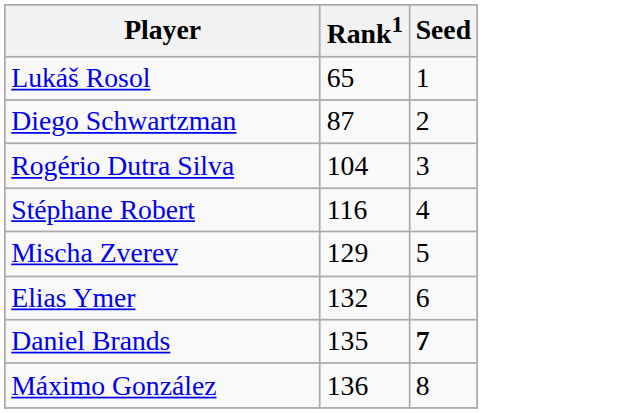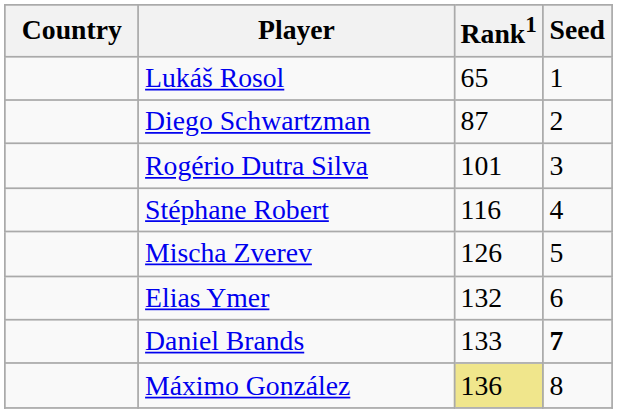+ column: (72, 30)
(348, 165) 104 -> (481, 165) 101
(348, 253) 129 -> (481, 253) 126
(348, 341) 135 -> (481, 341) 133
(348, 385) no background -> (481, 385) khaki background
